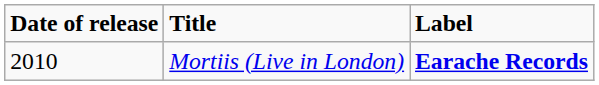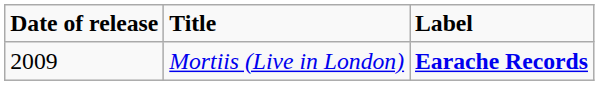(34, 60) 2010 -> (34, 60) 2009
